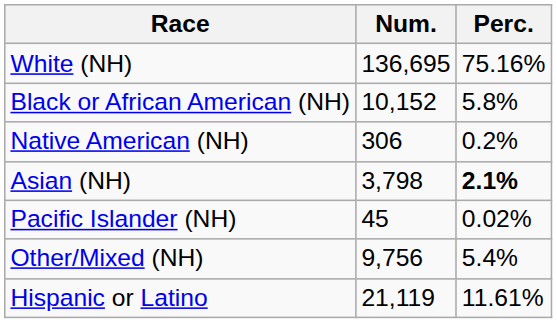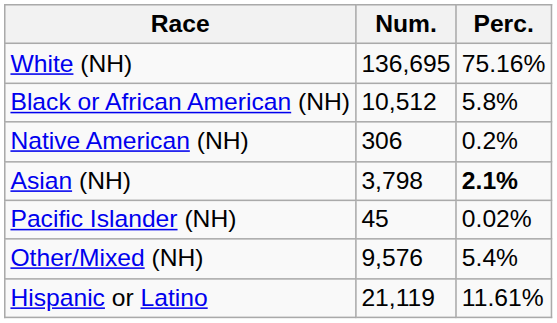(399, 102) 10,152 -> (399, 102) 10,512
(392, 258) 9,756 -> (392, 258) 9,576
